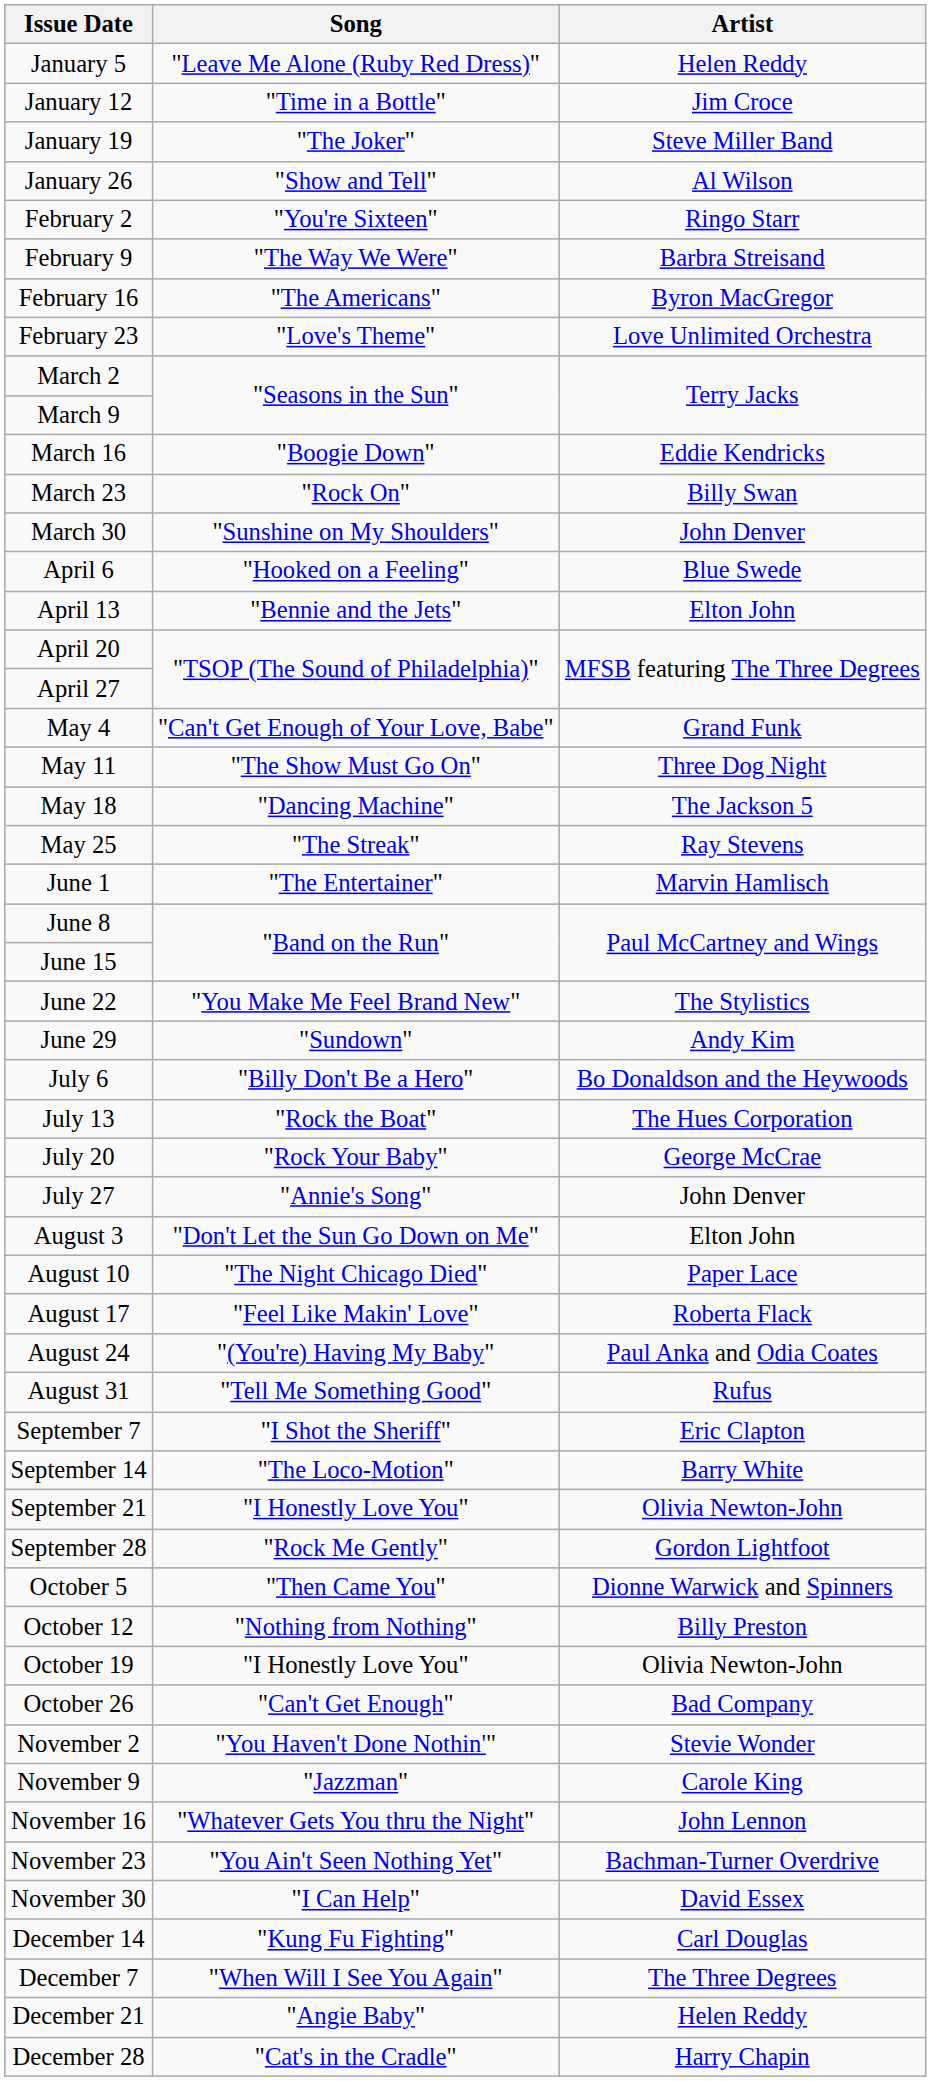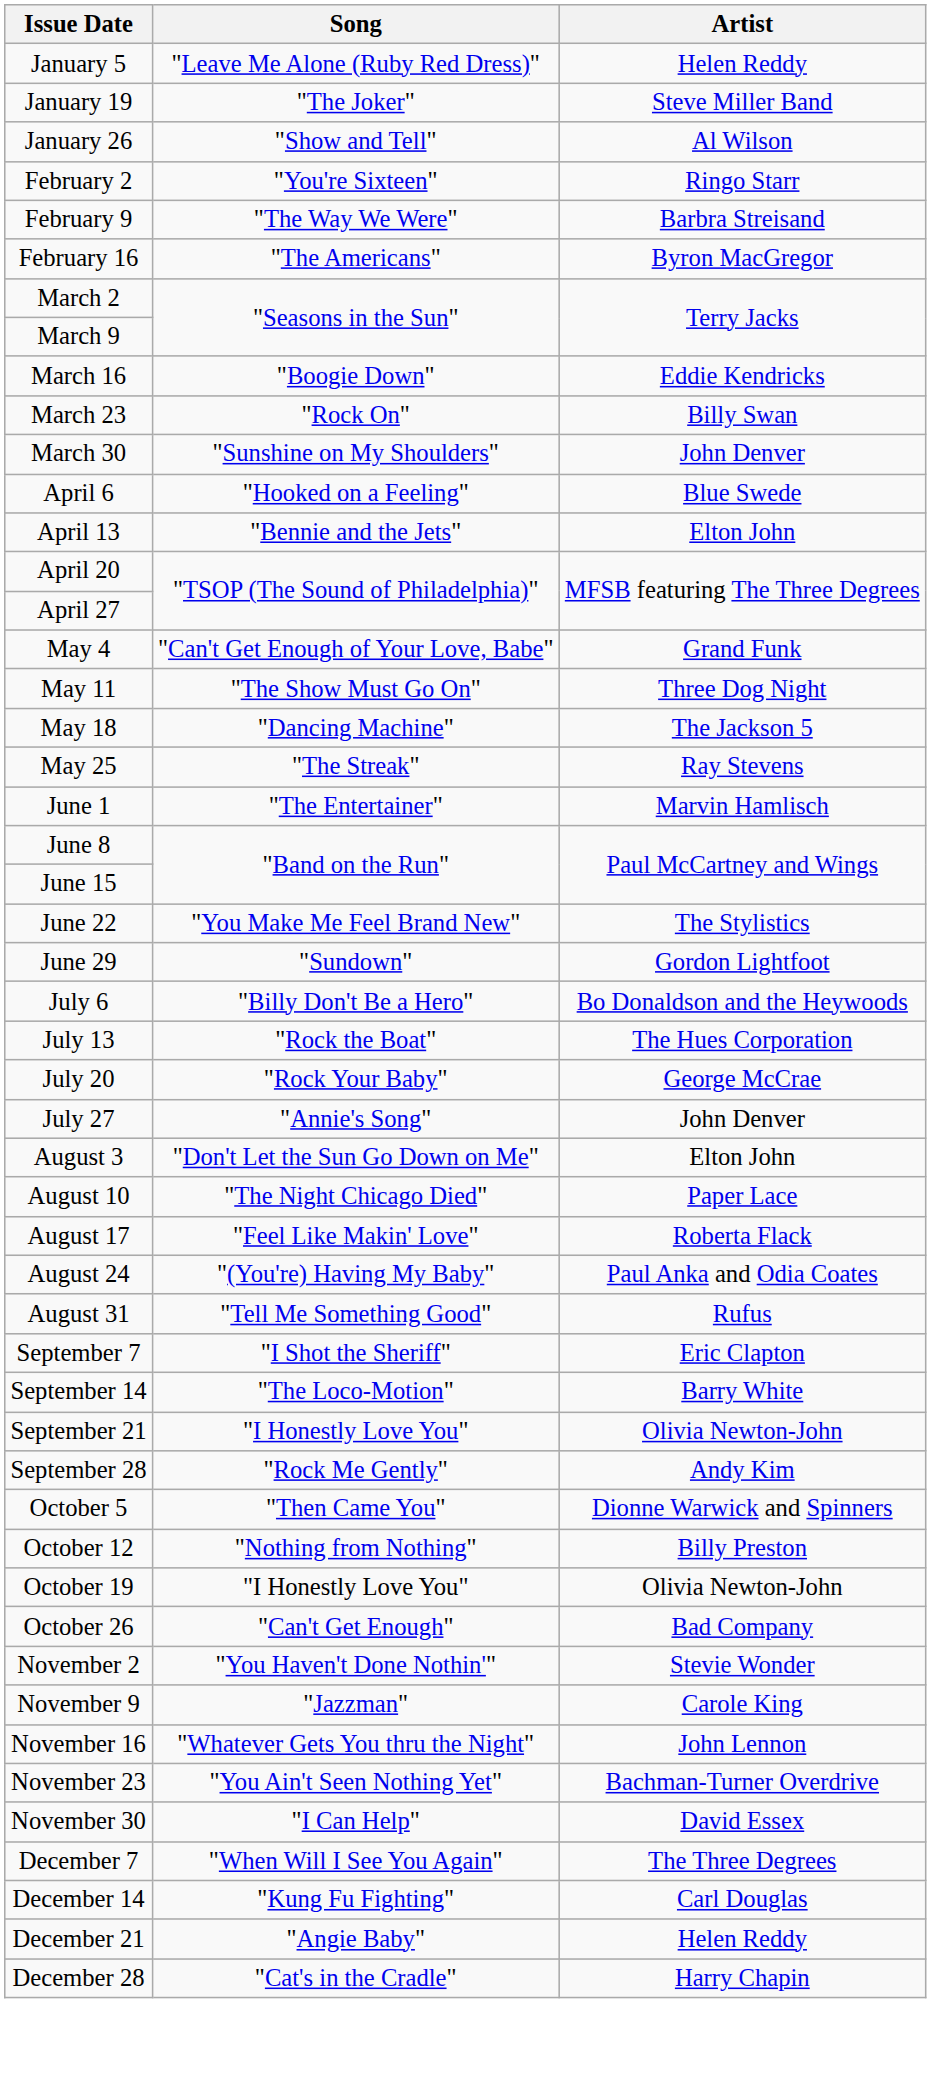- row: (79, 102)
- row: (79, 336)
(742, 1040) Andy Kim -> (742, 961) Gordon Lightfoot
(742, 1548) Gordon Lightfoot -> (742, 1469) Andy Kim
rows swapped: (79, 1977) <-> (79, 1938)
